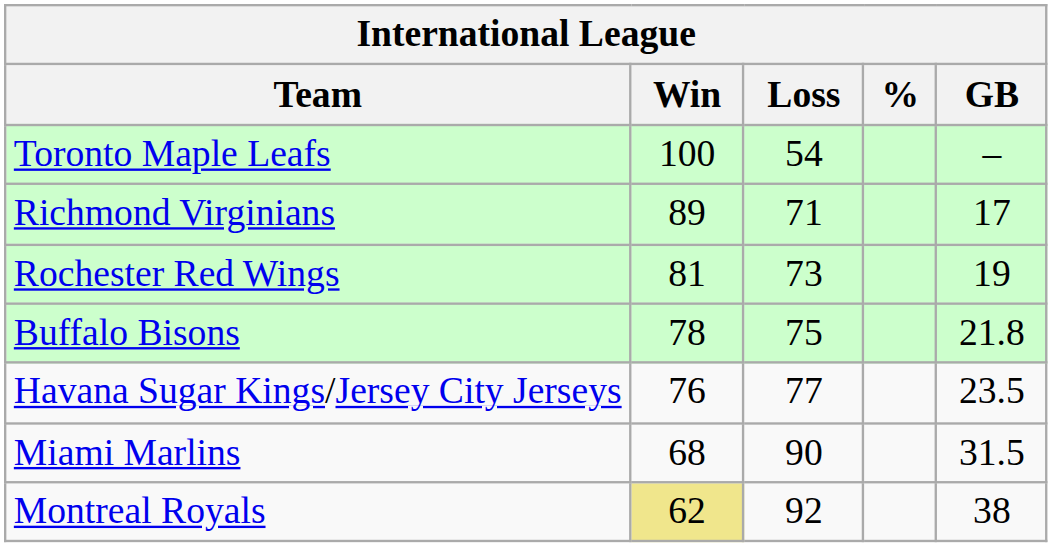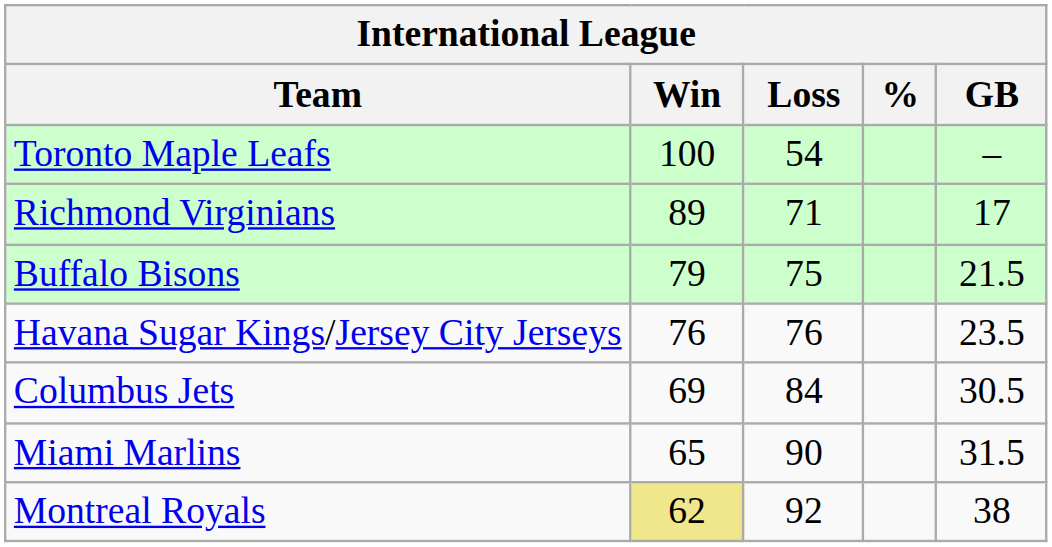- row: (177, 272)
(687, 332) 78 -> (687, 272) 79
(992, 332) 21.8 -> (992, 272) 21.5
(804, 392) 77 -> (804, 332) 76
+ row: (124, 392)
(687, 451) 68 -> (687, 451) 65
